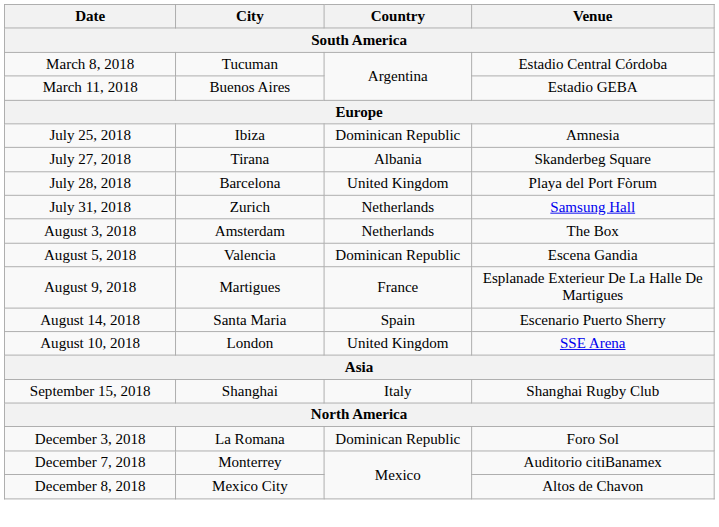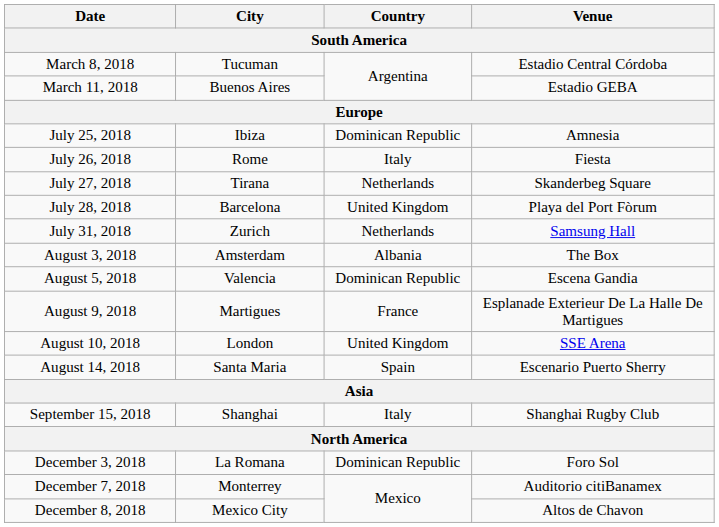+ row: (90, 159)
(398, 159) Albania -> (398, 183) Netherlands
(398, 231) Netherlands -> (398, 254) Albania
rows swapped: (90, 343) <-> (90, 319)
